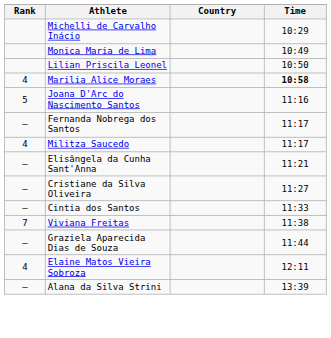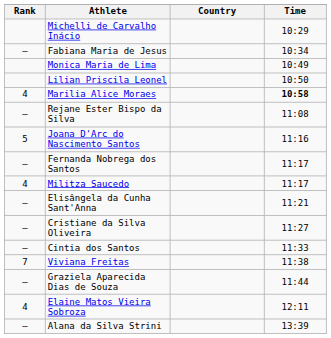+ row: (107, 51)
+ row: (105, 115)
